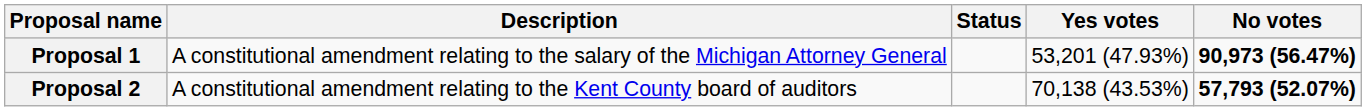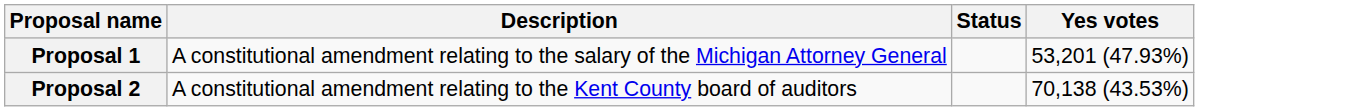- column: (1277, 21)
